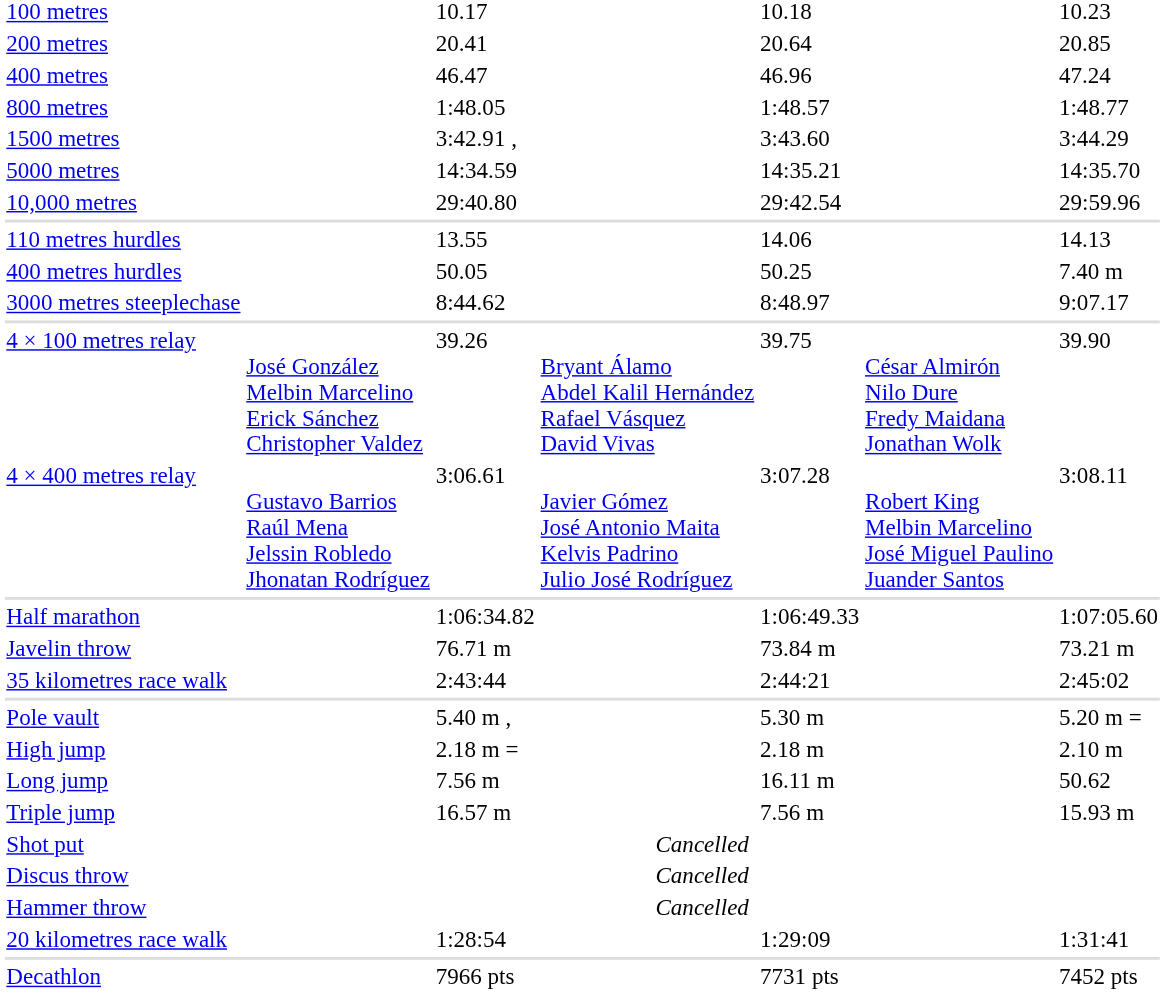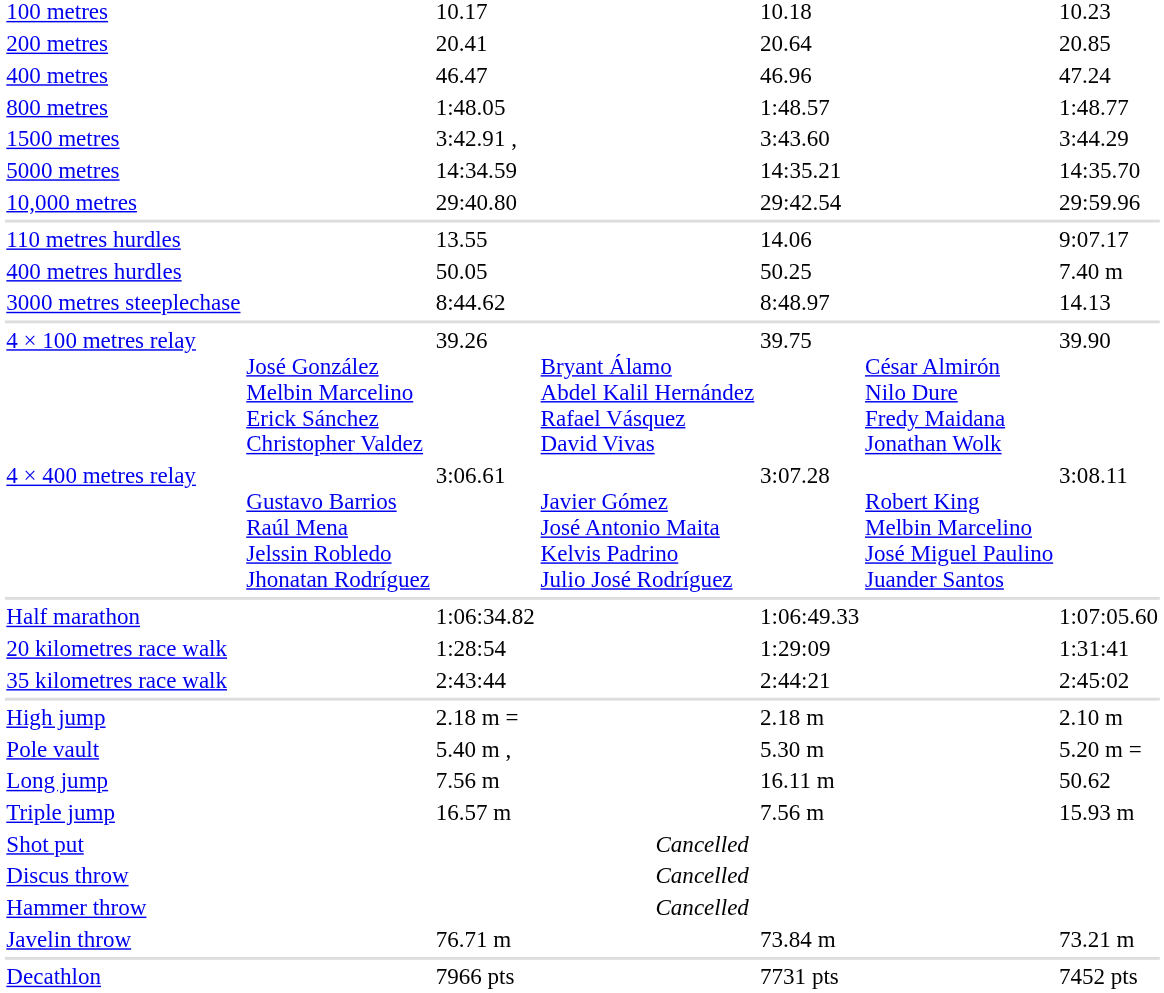(1085, 239) 14.13 -> (1094, 239) 9:07.17
(1094, 302) 9:07.17 -> (1085, 302) 14.13
rows swapped: (117, 939) <-> (69, 648)
rows swapped: (56, 749) <-> (53, 717)
